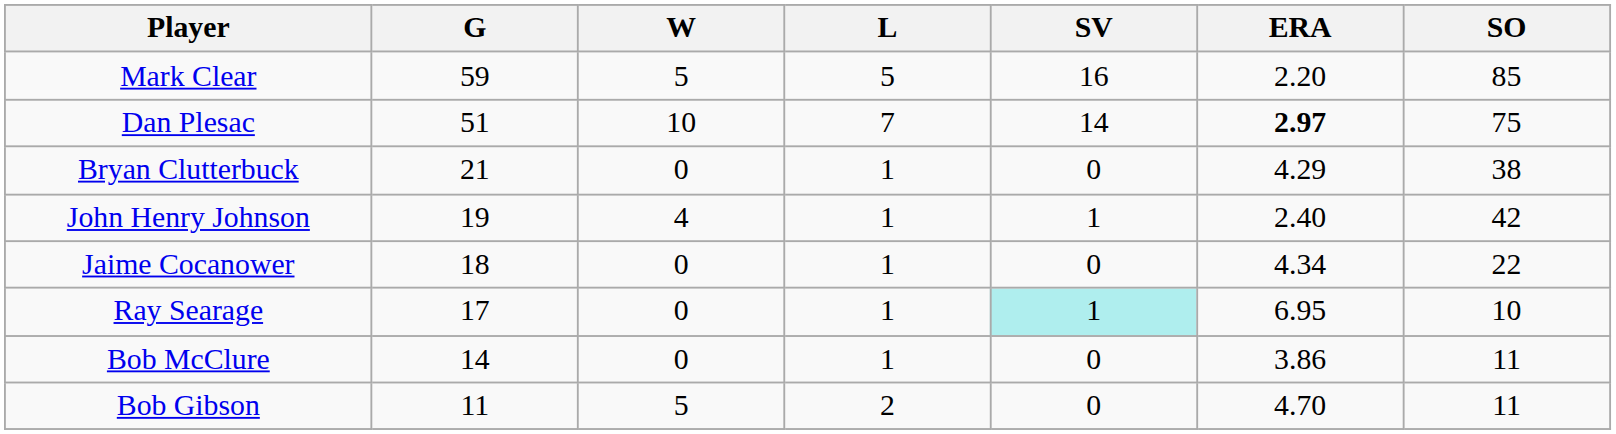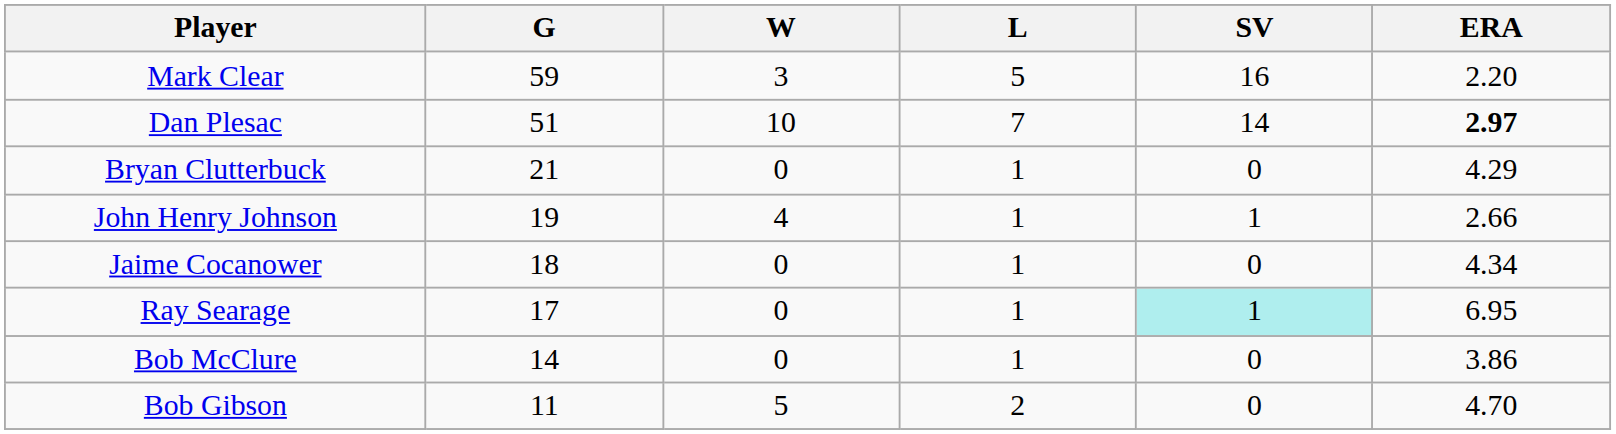- column: (1507, 28)
(681, 75) 5 -> (781, 75) 3
(1300, 216) 2.40 -> (1491, 216) 2.66
